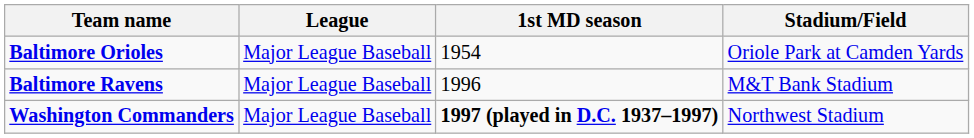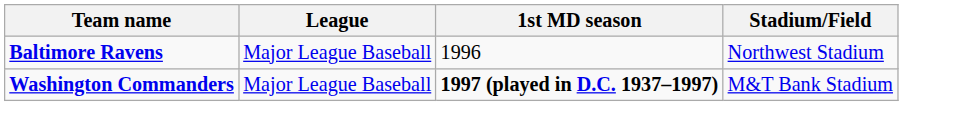- row: (86, 52)
(810, 84) M&T Bank Stadium -> (806, 52) Northwest Stadium
(806, 116) Northwest Stadium -> (810, 84) M&T Bank Stadium
